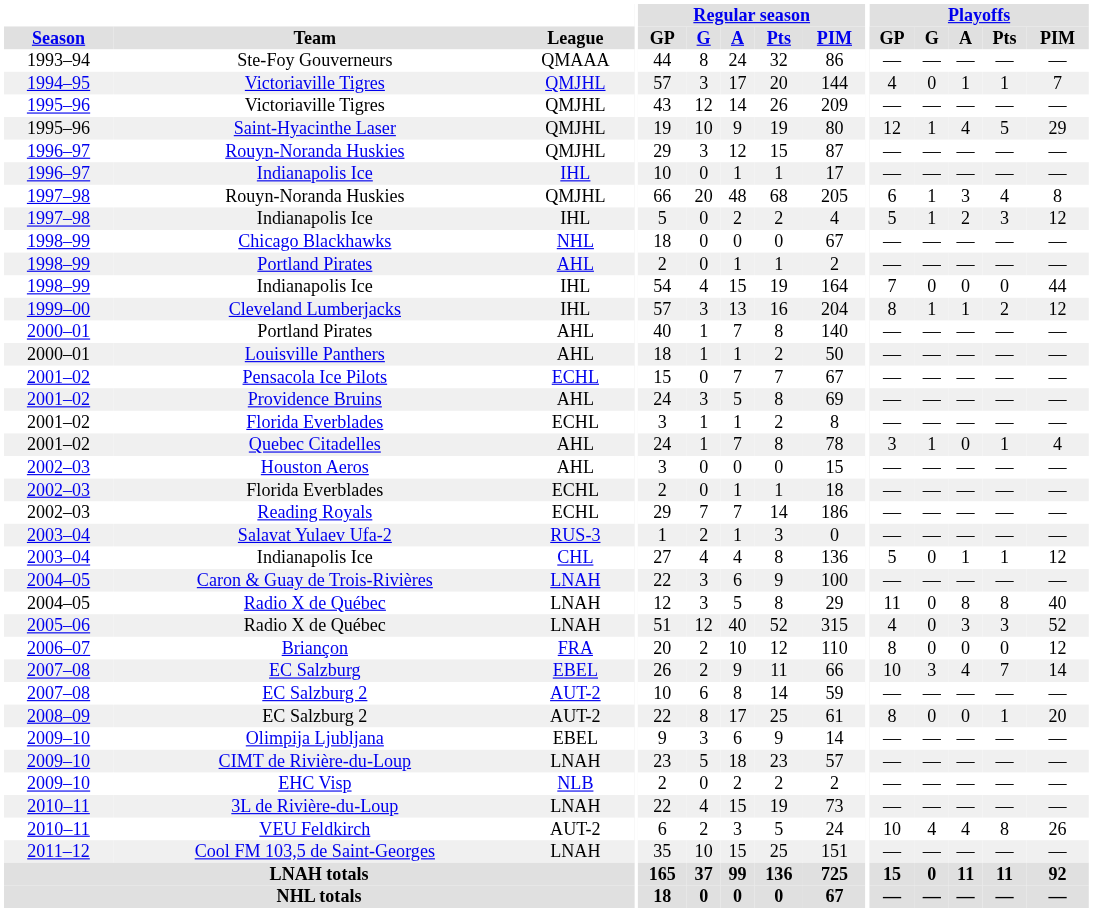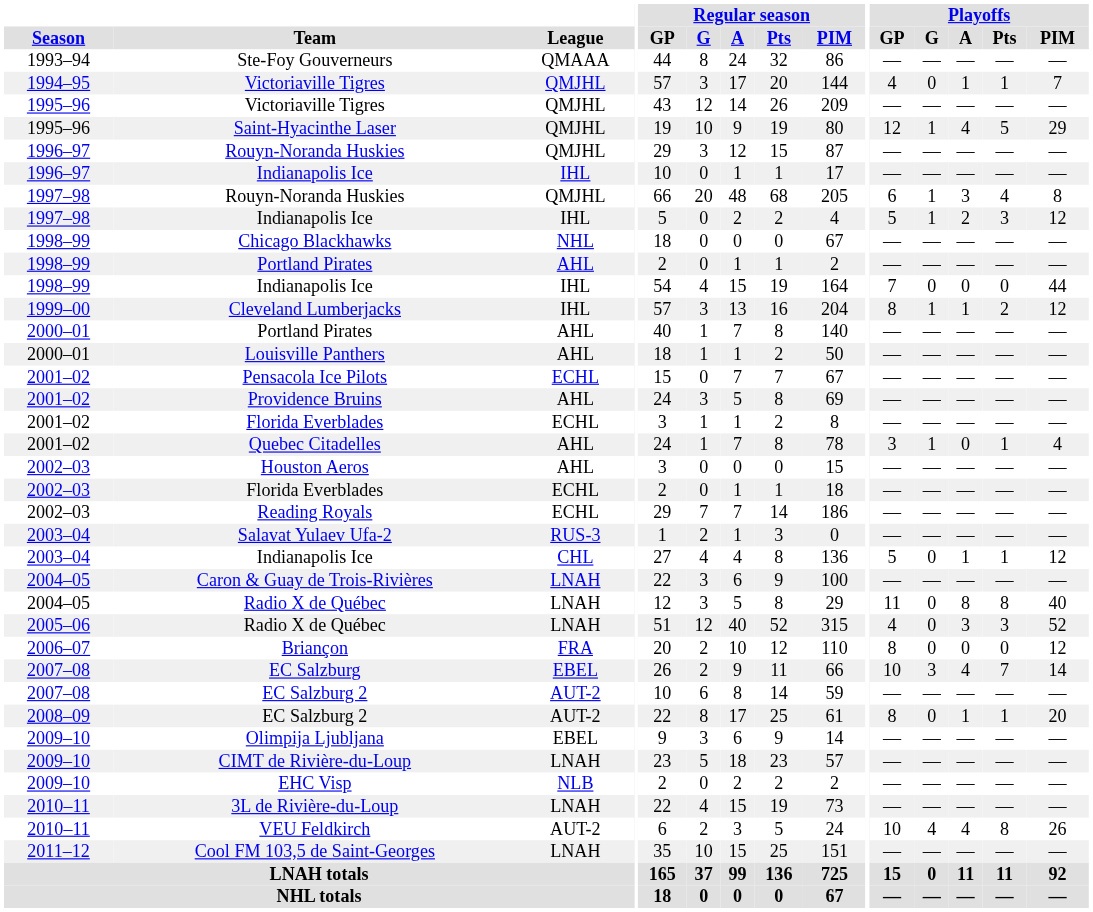(966, 715) 0 -> (966, 715) 1
